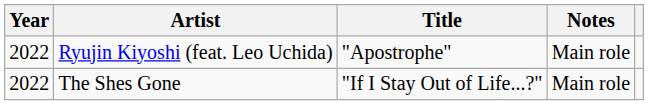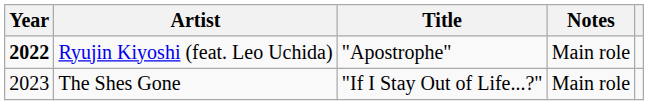(29, 52) normal -> (29, 52) bold
(29, 83) 2022 -> (29, 83) 2023
